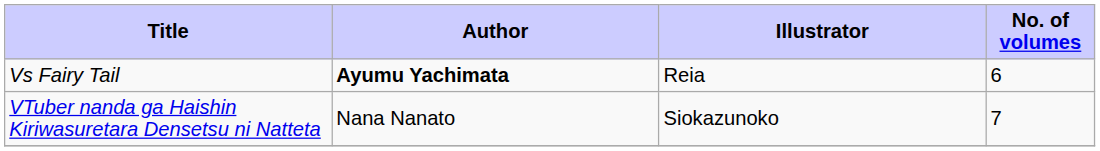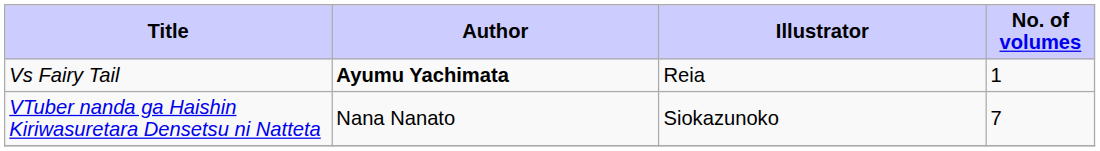(996, 75) 6 -> (996, 75) 1
